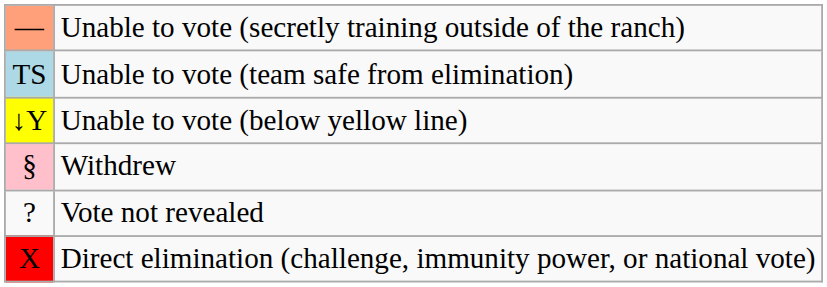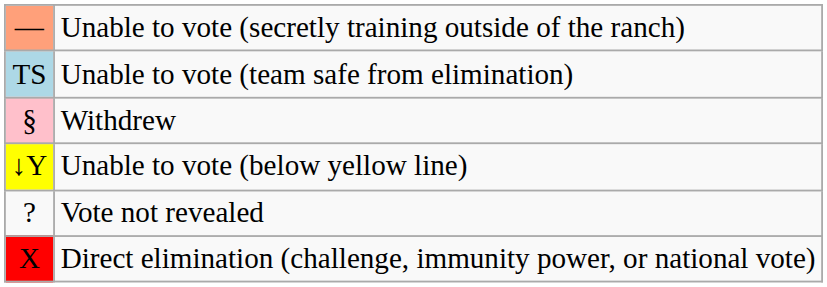rows swapped: (118, 166) <-> (264, 119)
